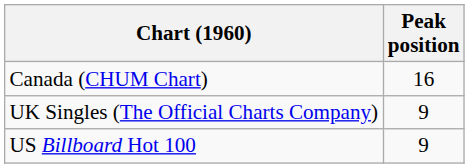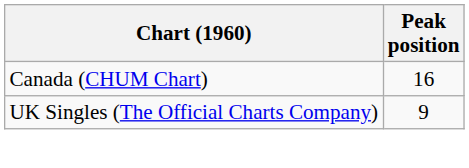- row: (103, 145)
